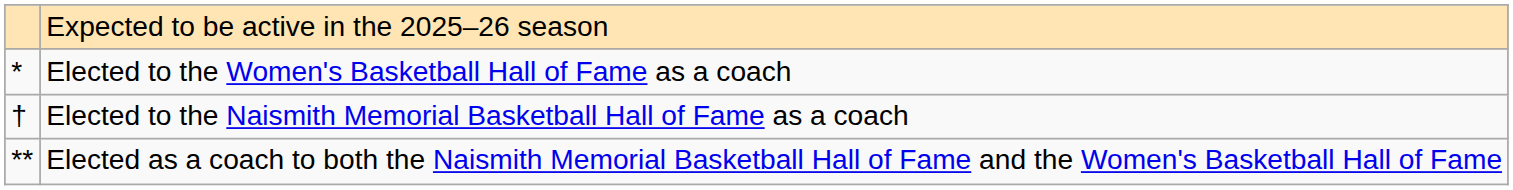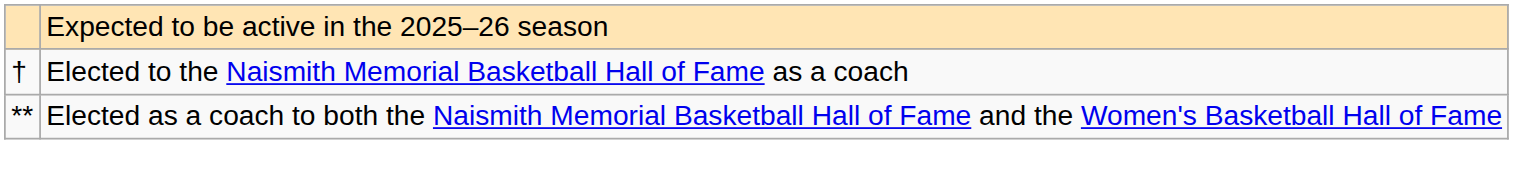- row: (419, 71)
